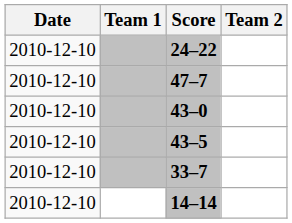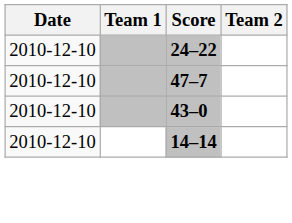- row: (189, 142)
- row: (189, 172)
